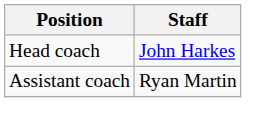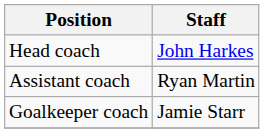+ row: (79, 111)
